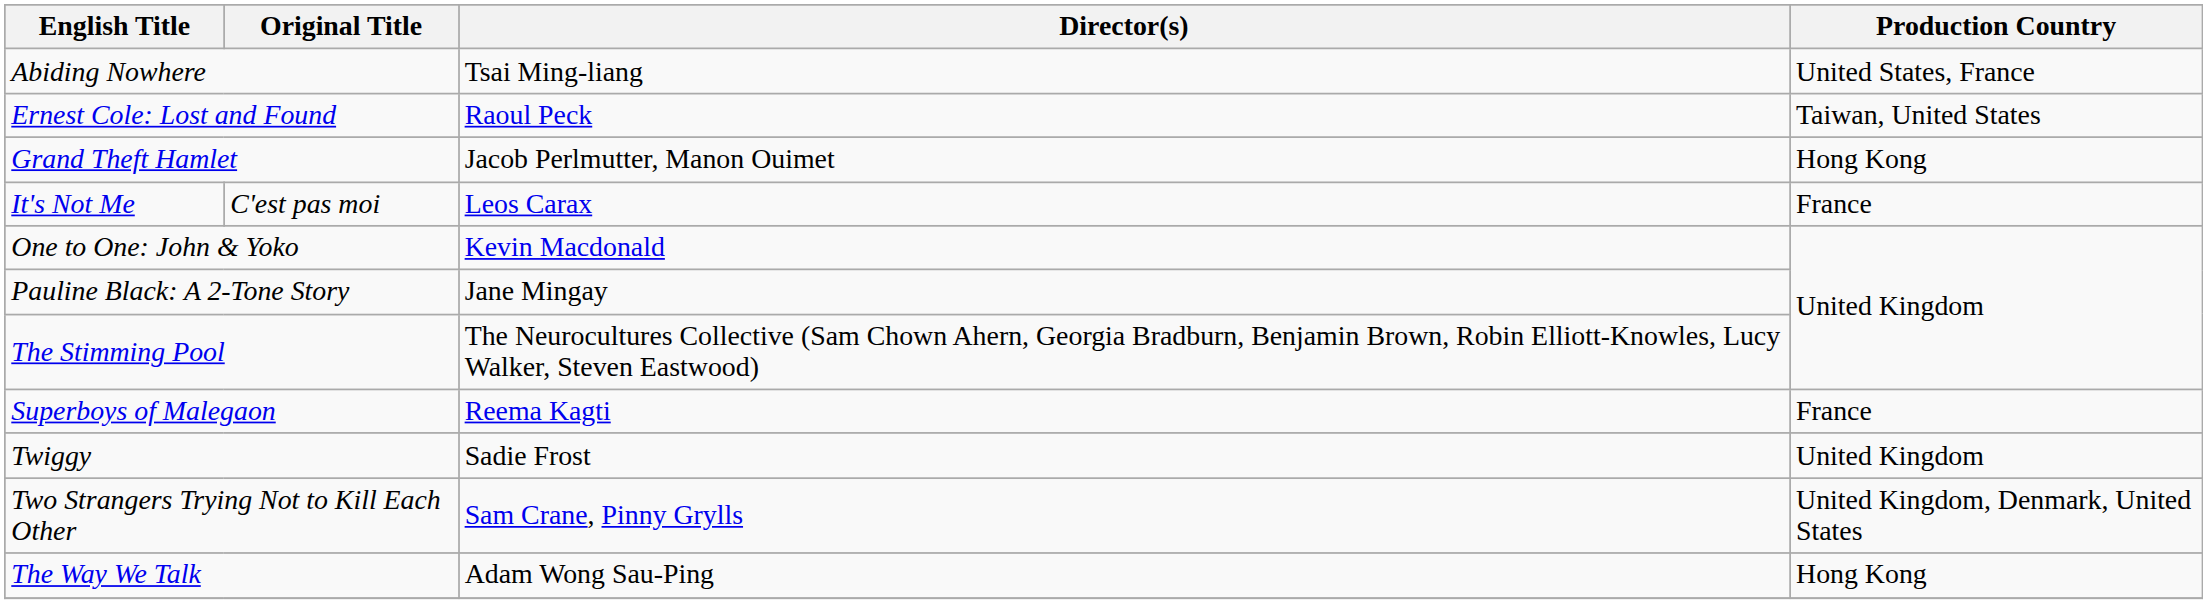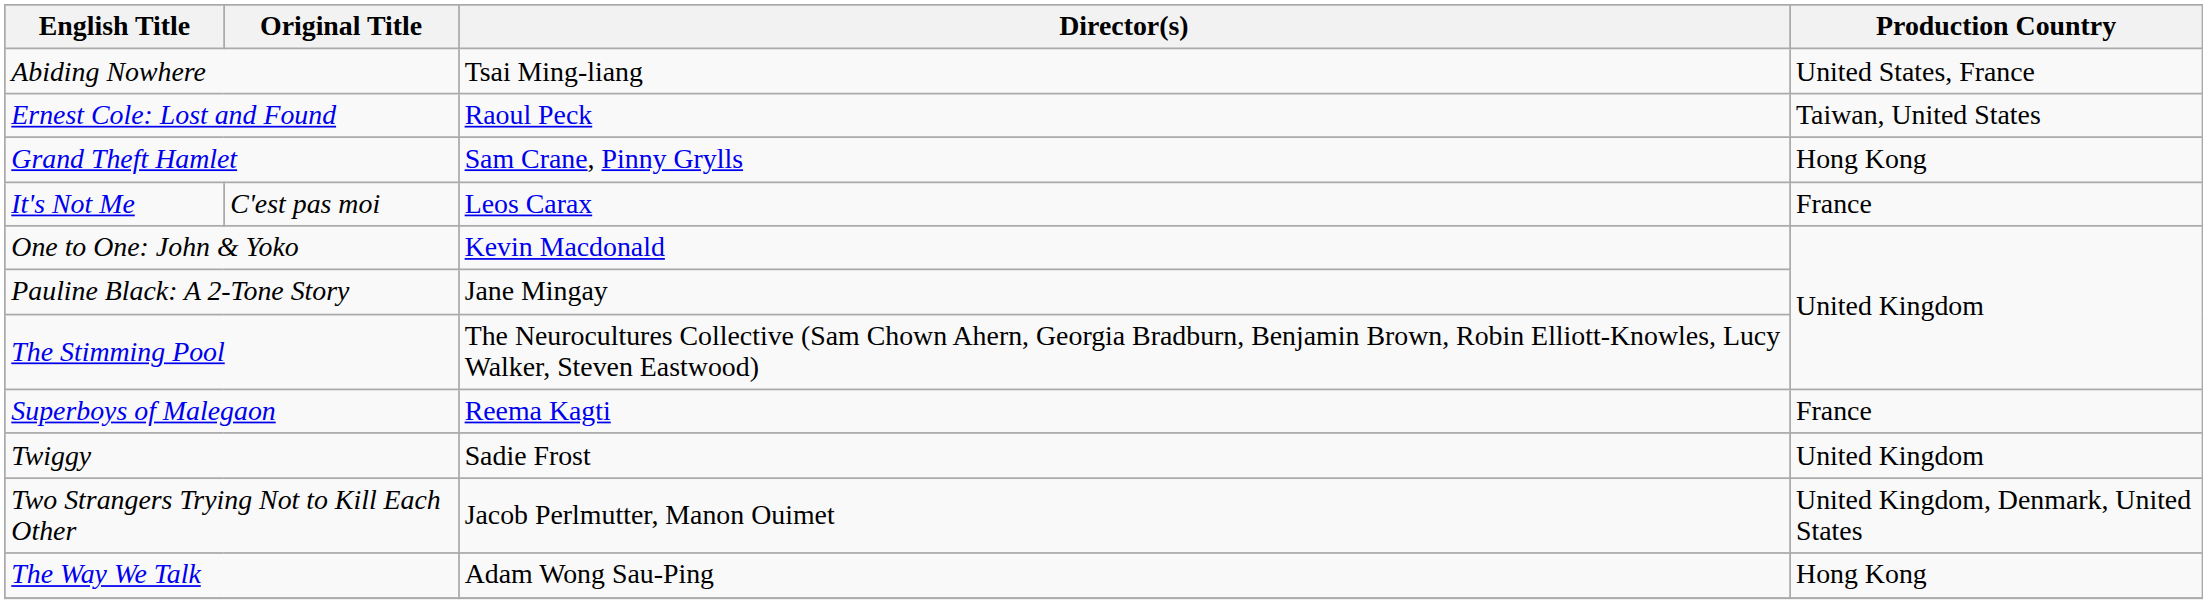(650, 159) Jacob Perlmutter, Manon Ouimet -> (604, 159) Sam Crane, Pinny Grylls
(604, 515) Sam Crane, Pinny Grylls -> (650, 515) Jacob Perlmutter, Manon Ouimet
